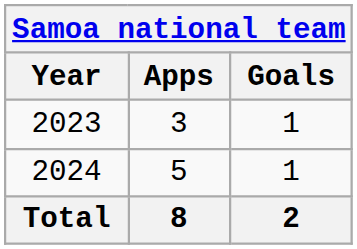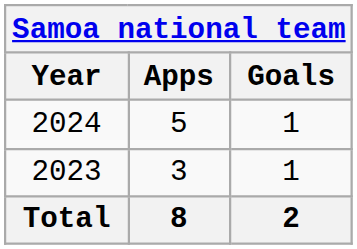rows swapped: (67, 124) <-> (67, 172)
